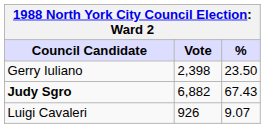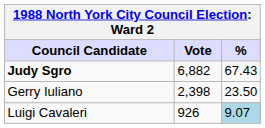rows swapped: (40, 92) <-> (45, 71)
(237, 112) no background -> (237, 112) lightblue background
